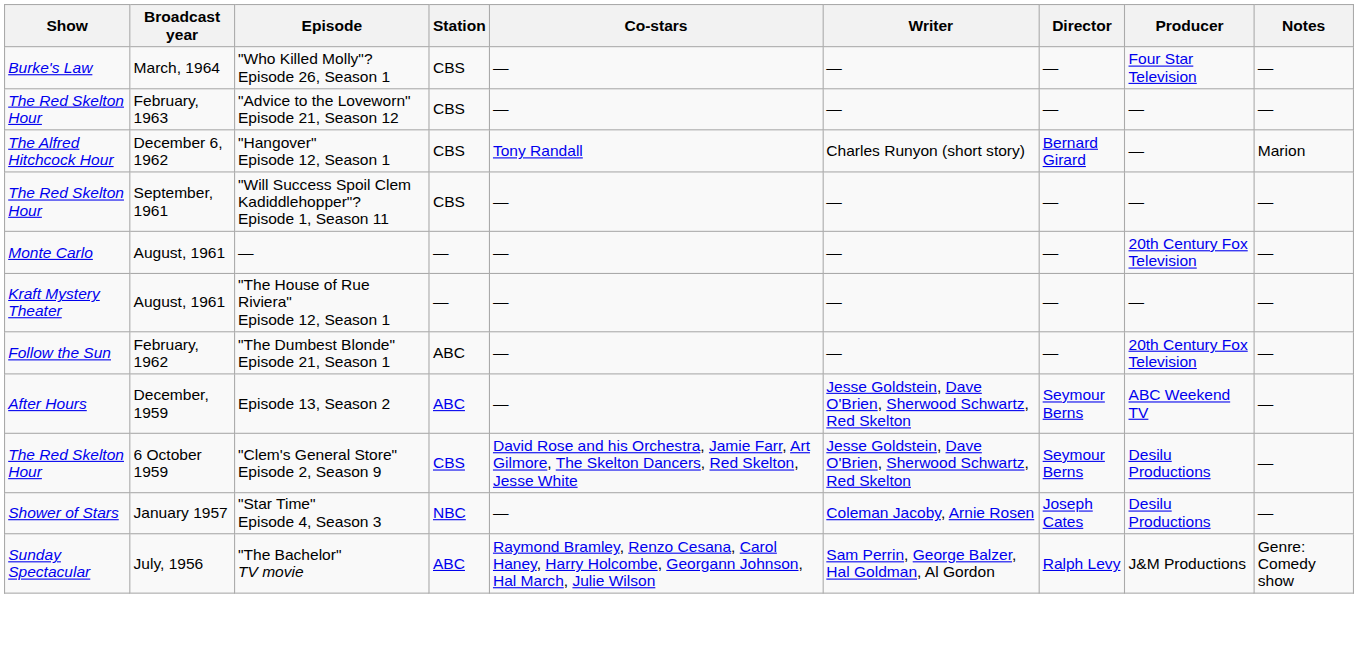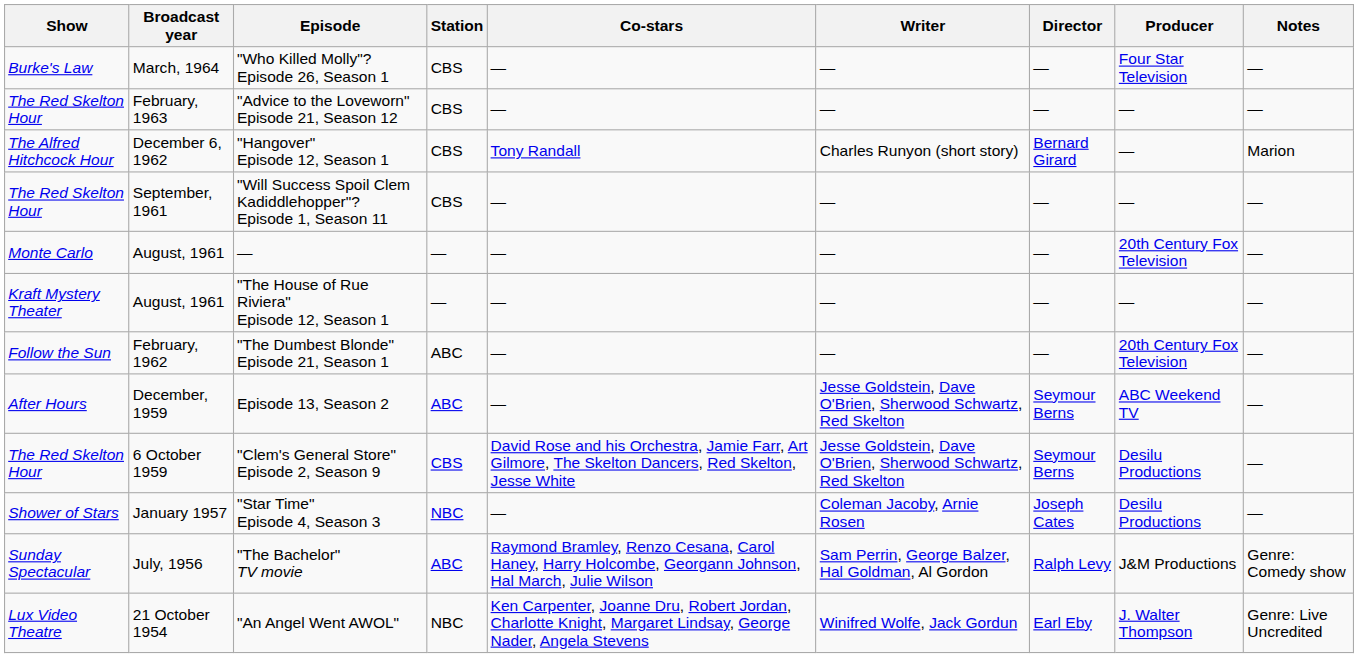+ row: (318, 623)
